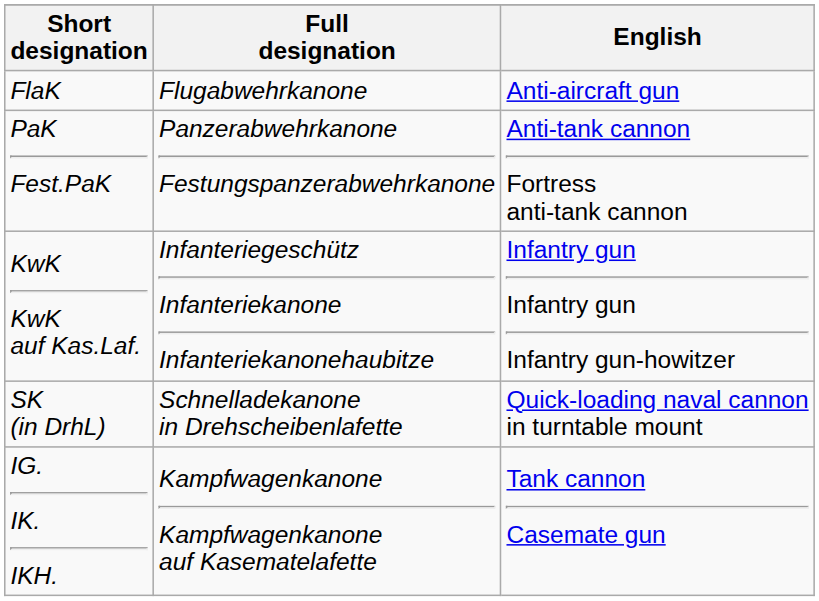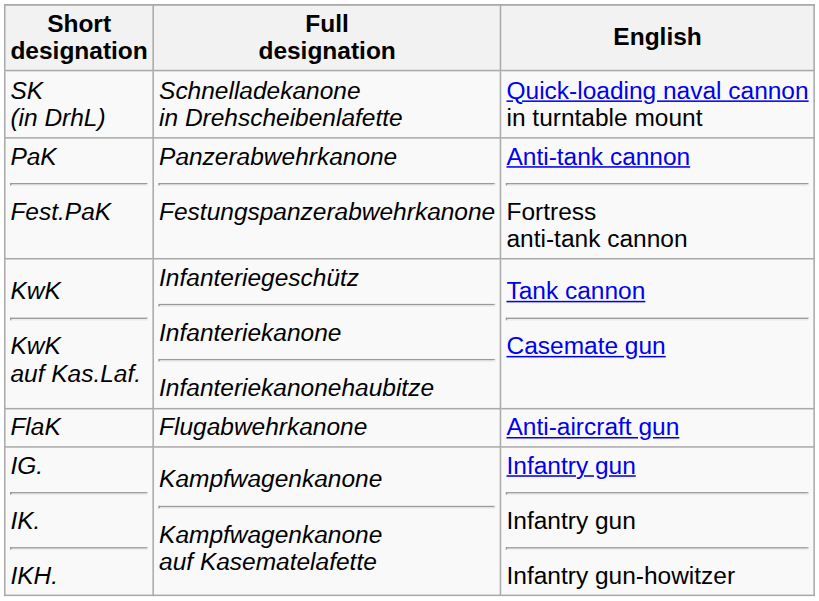rows swapped: (36, 90) <-> (58, 413)
(658, 305) Infantry gun Infantry gun Infantry gun-howitzer -> (658, 333) Tank cannon Casemate gun
(658, 520) Tank cannon Casemate gun -> (658, 520) Infantry gun Infantry gun Infantry gun-howitzer
